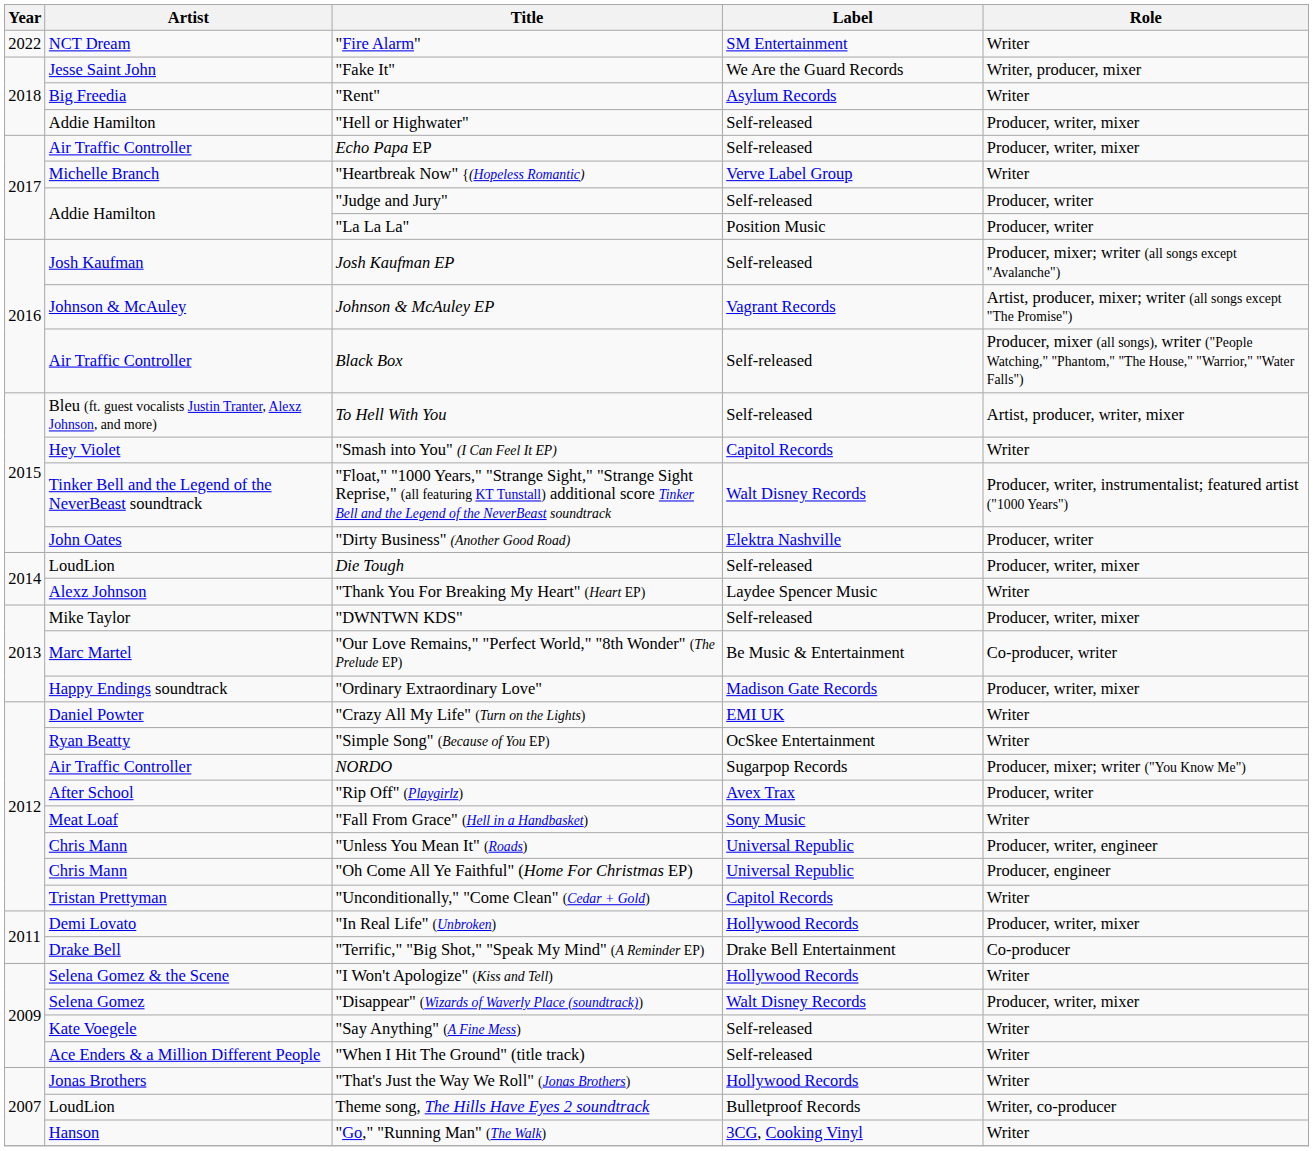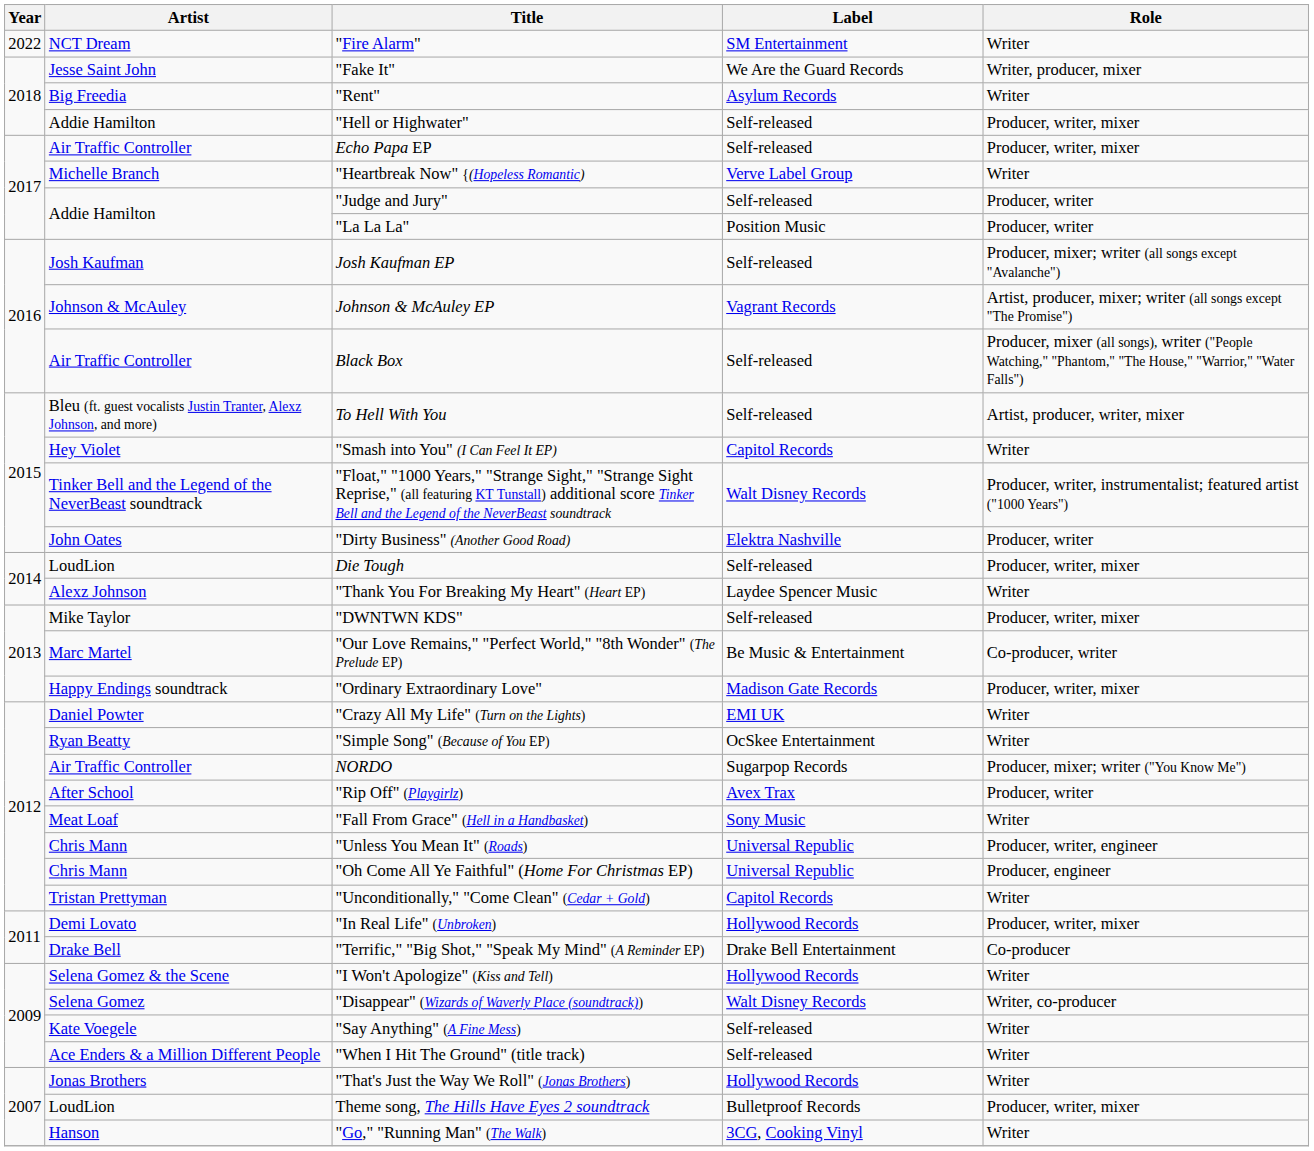(1063, 1002) Producer, writer, mixer -> (1052, 1002) Writer, co-producer
(1052, 1106) Writer, co-producer -> (1063, 1106) Producer, writer, mixer
